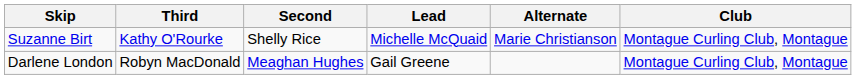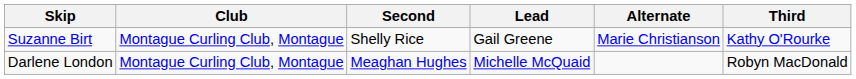columns swapped: (180, 16) <-> (736, 16)
(429, 39) Michelle McQuaid -> (513, 39) Gail Greene
(410, 62) Gail Greene -> (532, 62) Michelle McQuaid
